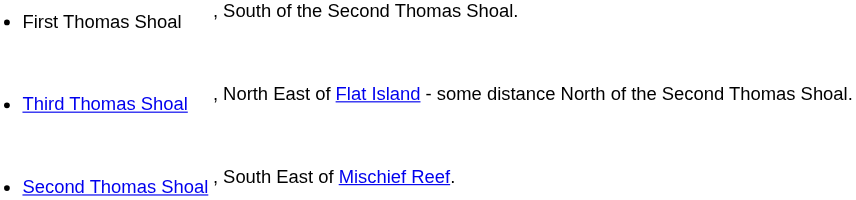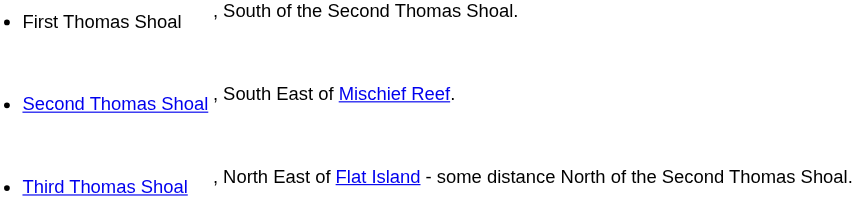rows swapped: (92, 187) <-> (92, 105)
